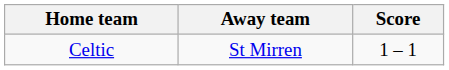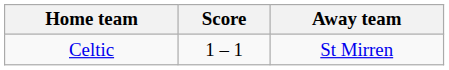columns swapped: (398, 19) <-> (265, 19)
